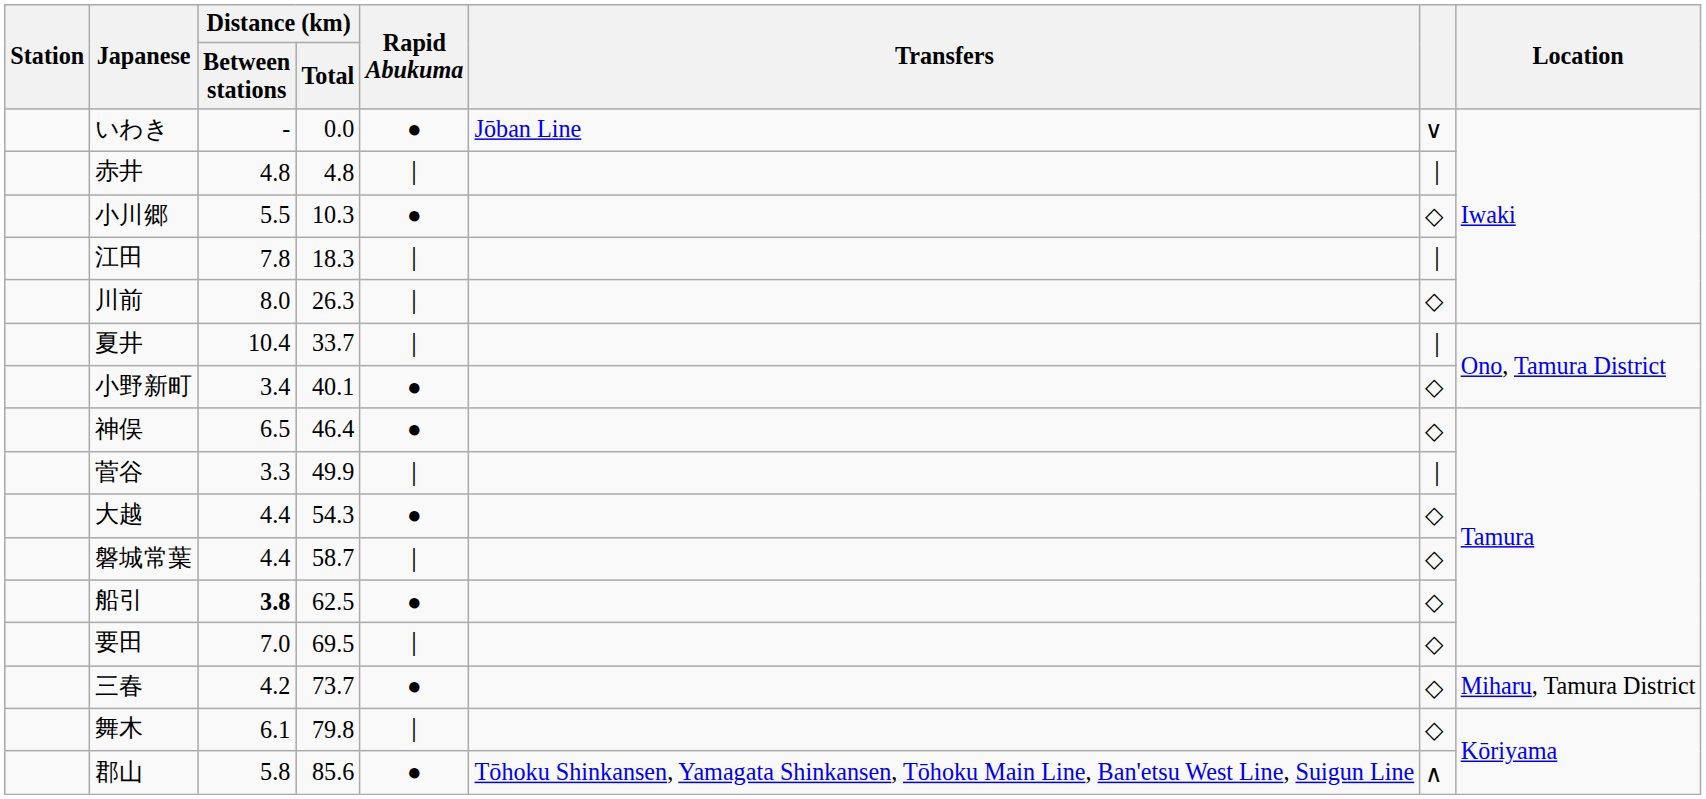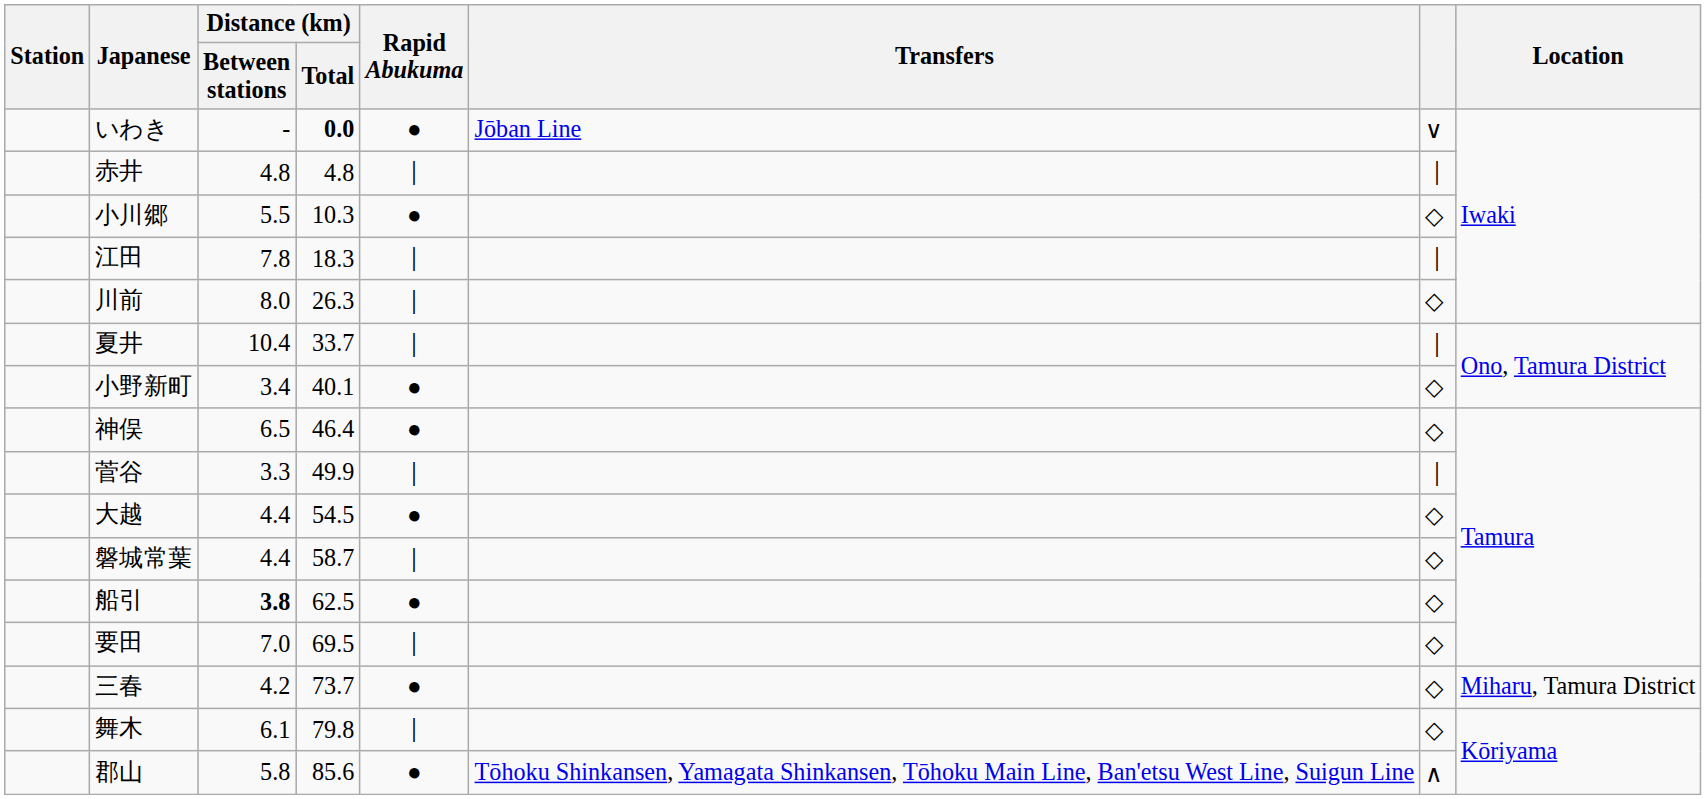(339, 129) normal -> (339, 129) bold
(333, 515) 54.3 -> (333, 515) 54.5
